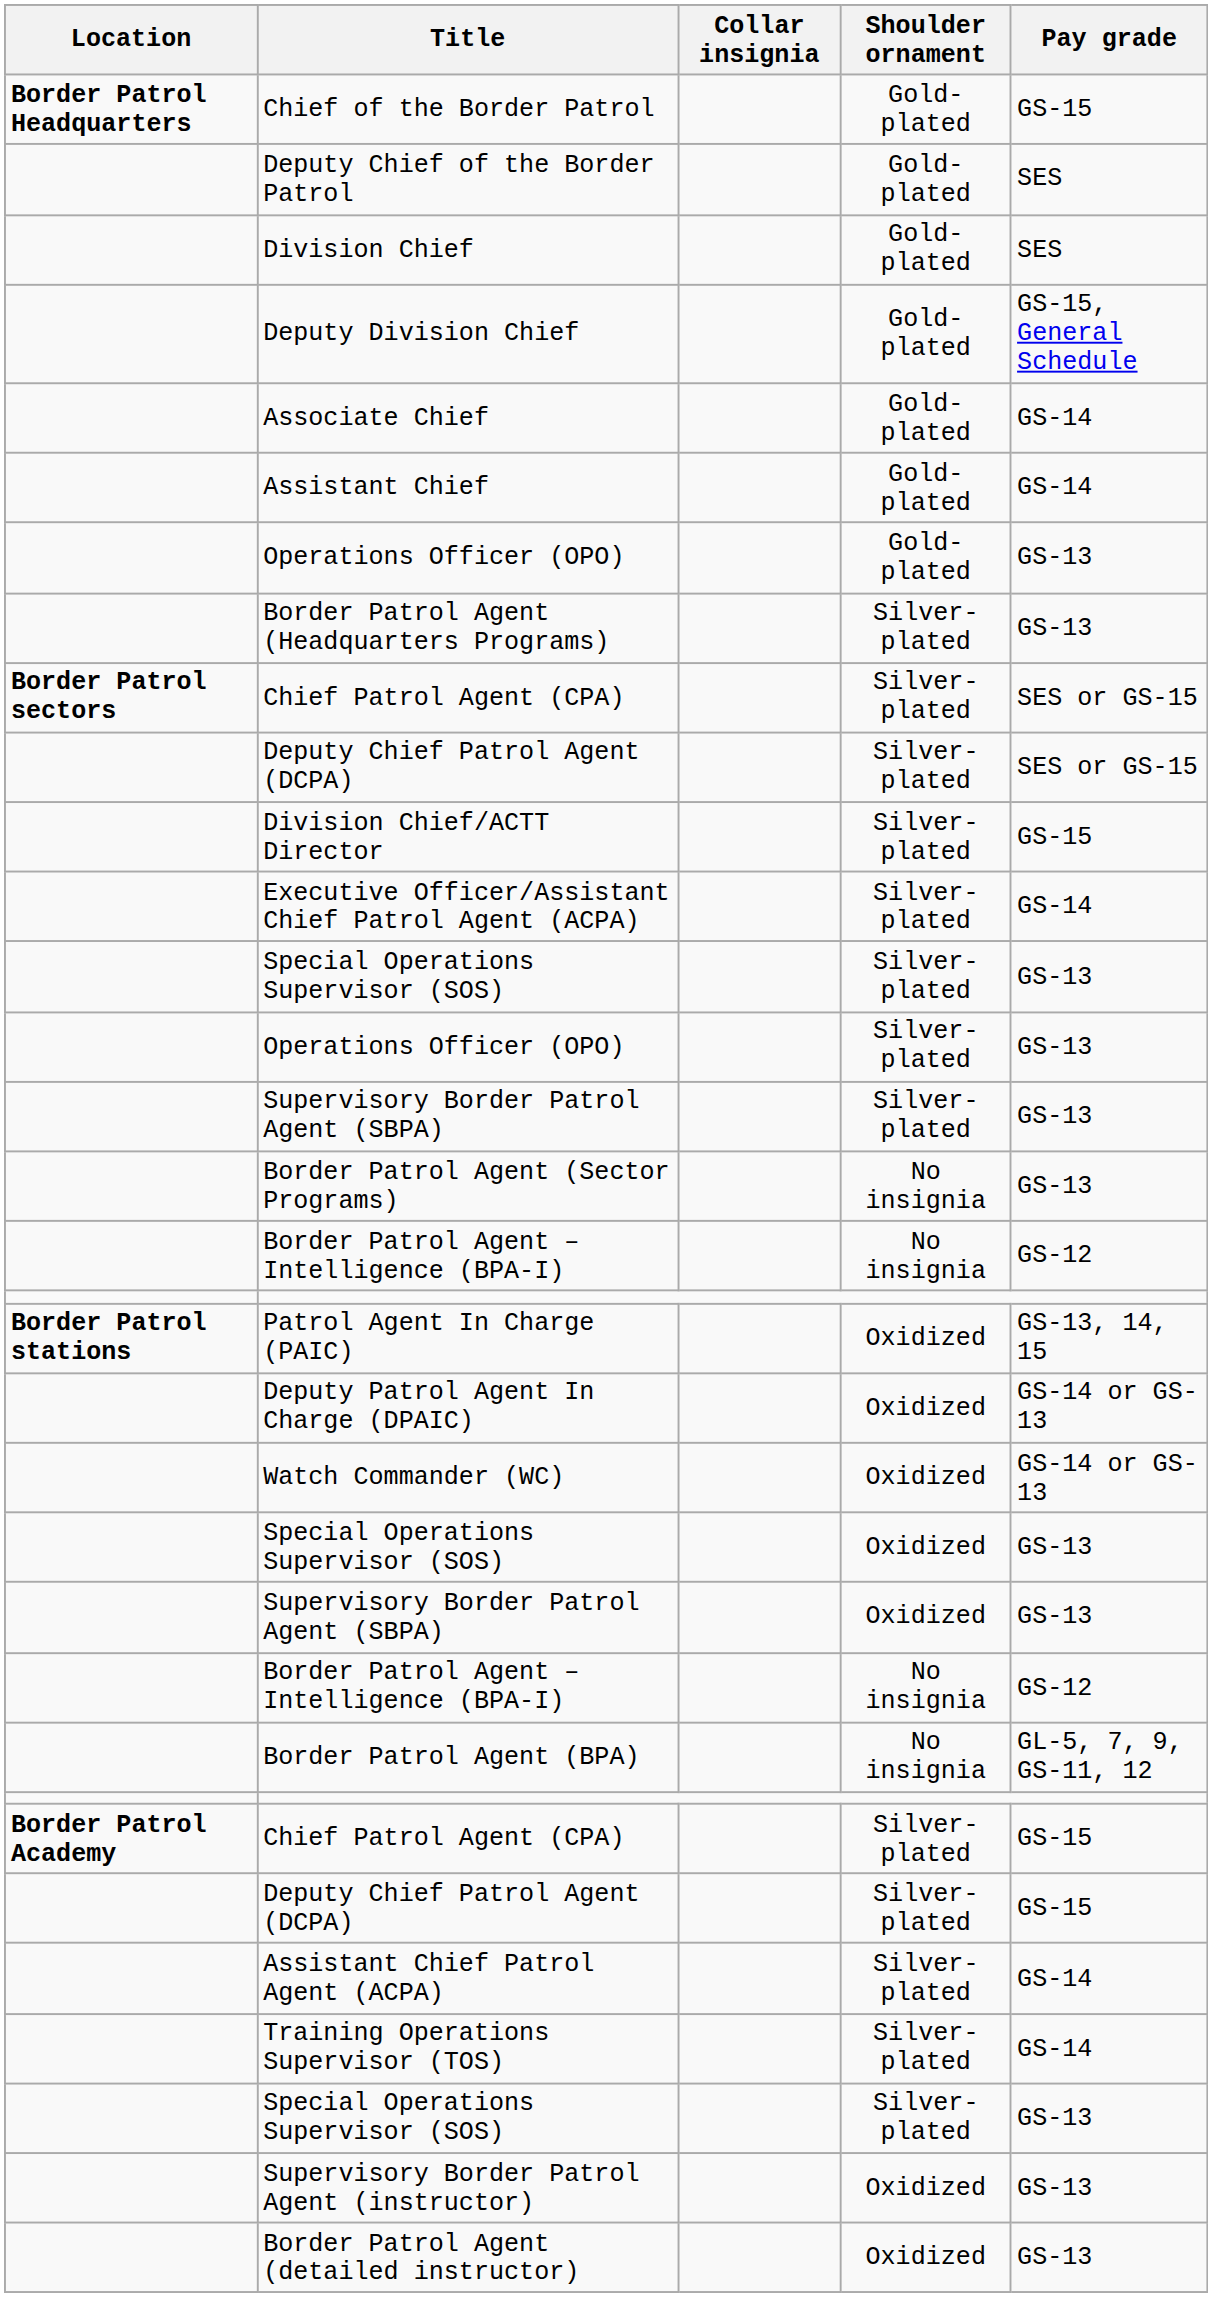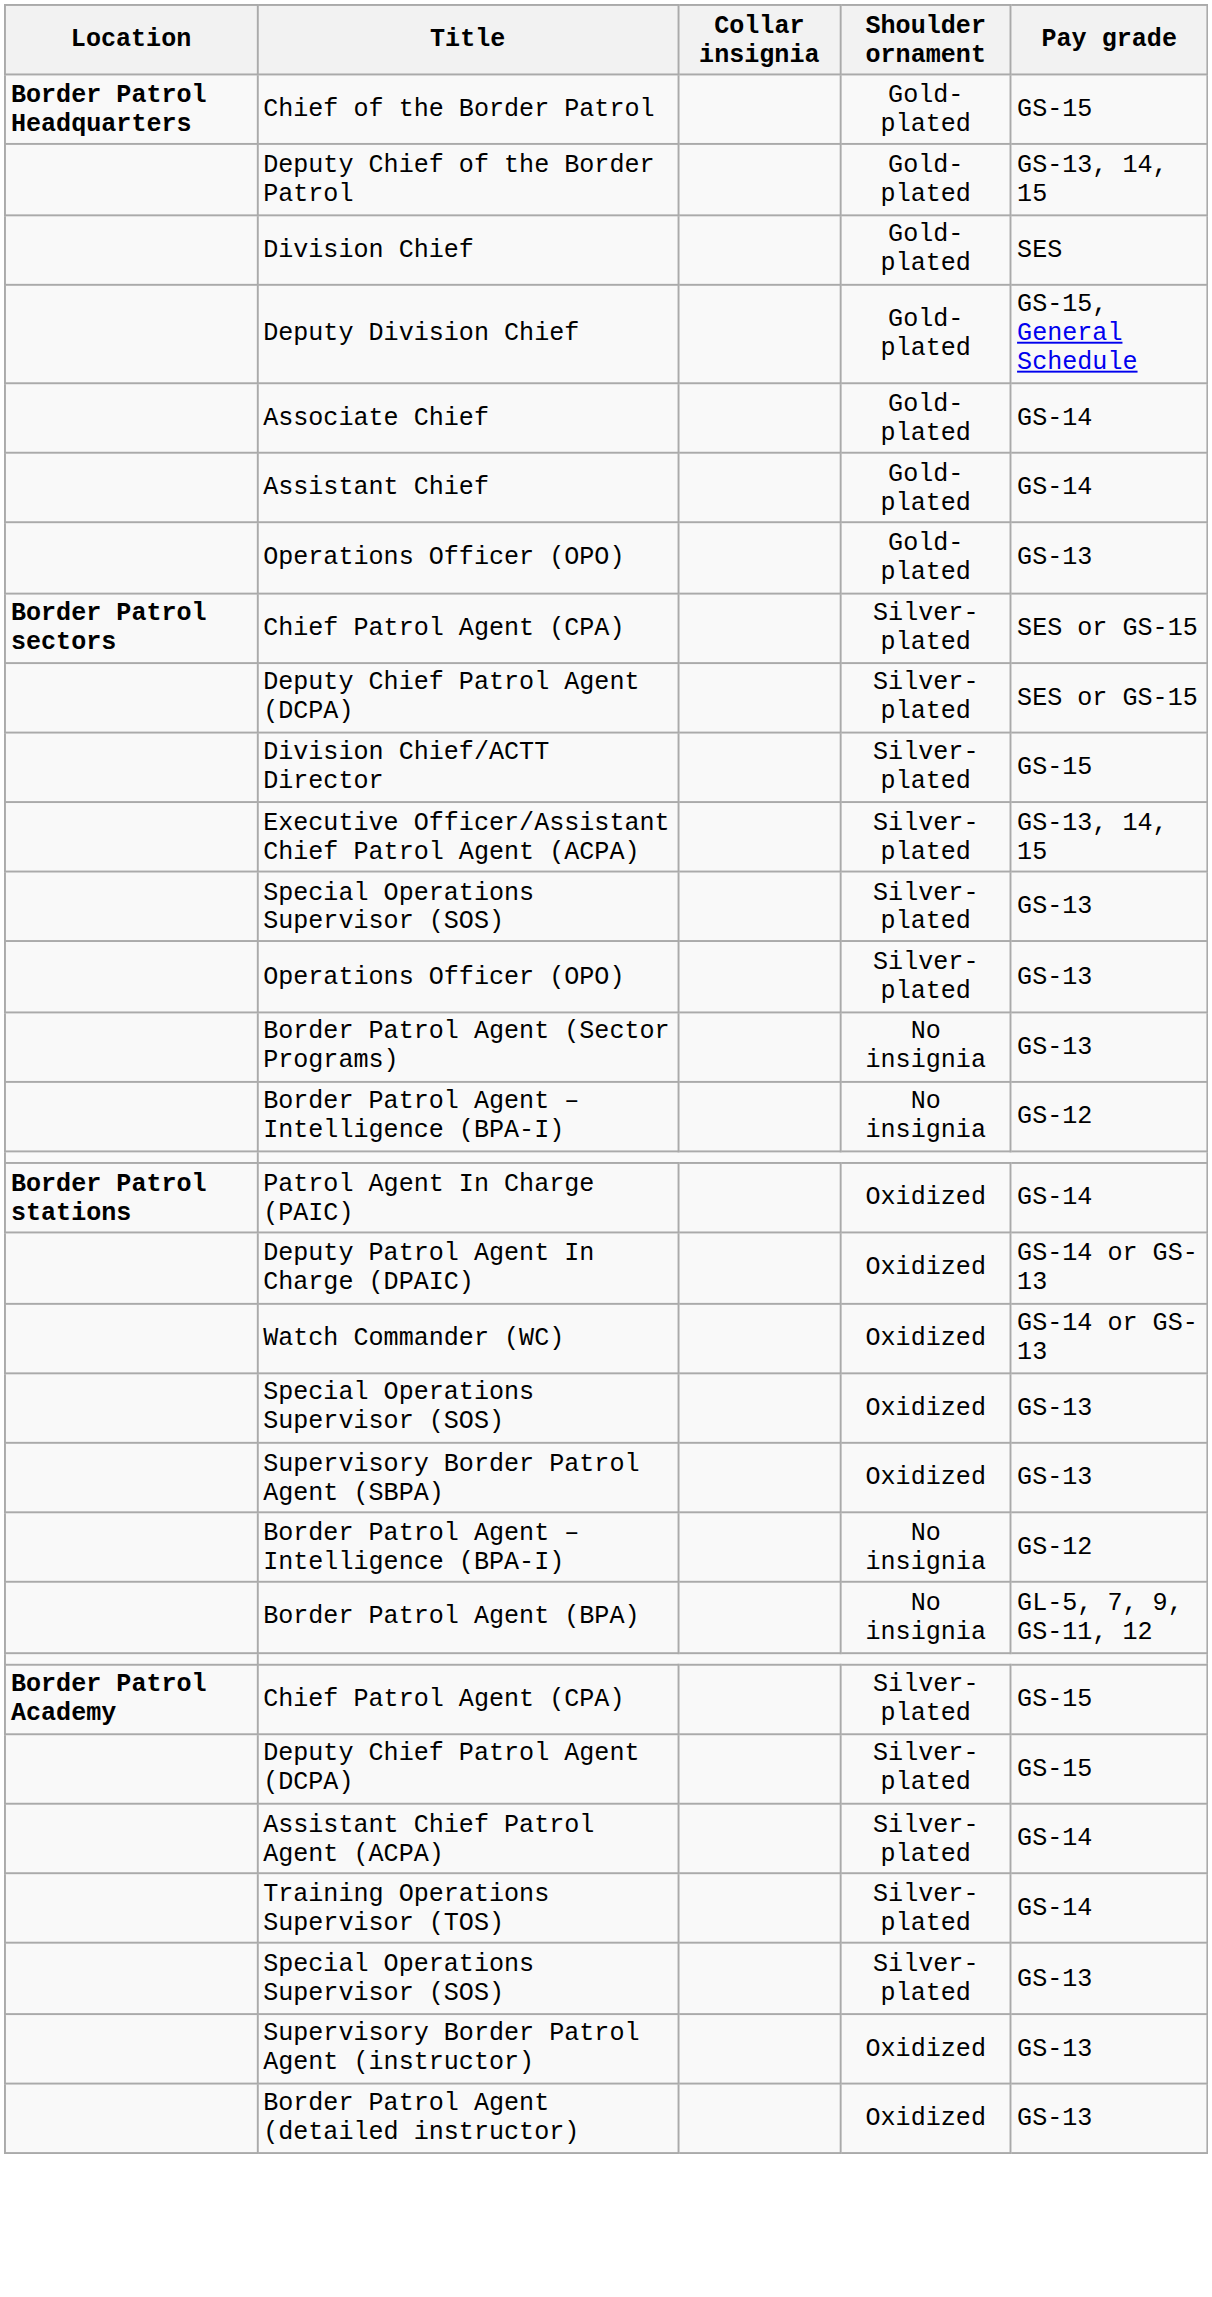(1040, 180) SES -> (1092, 180) GS-13, 14, 15
- row: (436, 628)
(1055, 907) GS-14 -> (1092, 837) GS-13, 14, 15
- row: (451, 1116)
(1092, 1338) GS-13, 14, 15 -> (1055, 1198) GS-14
